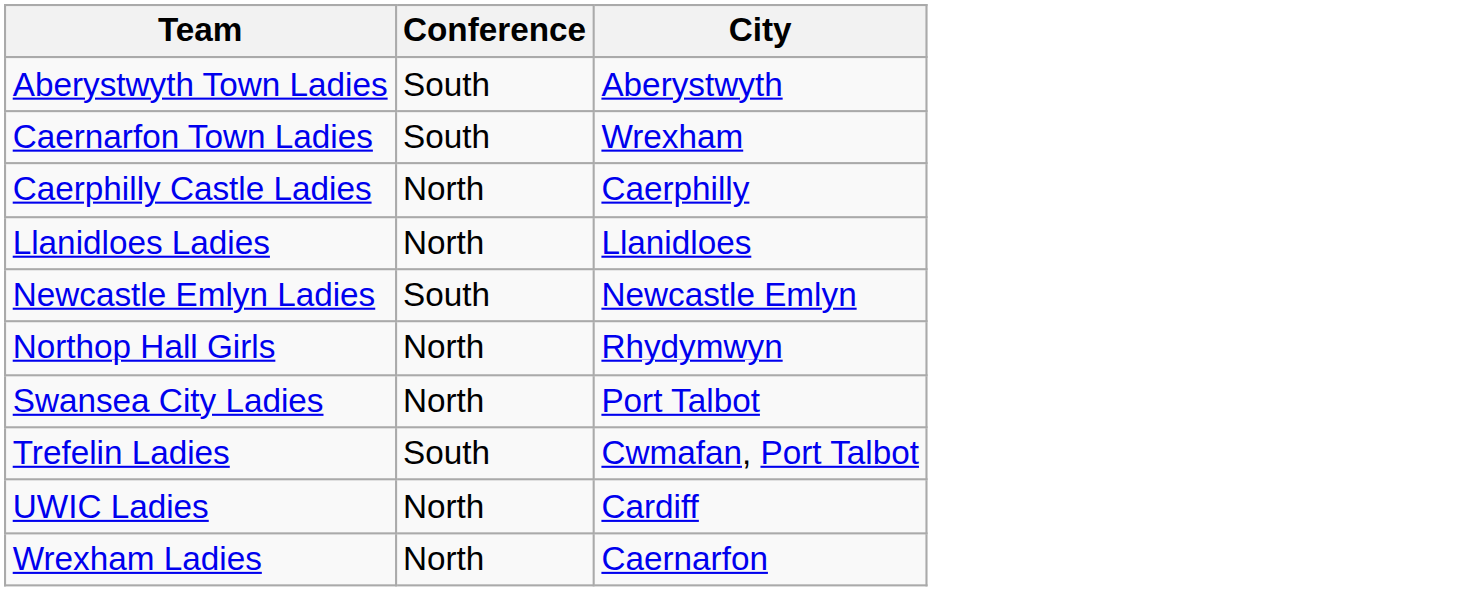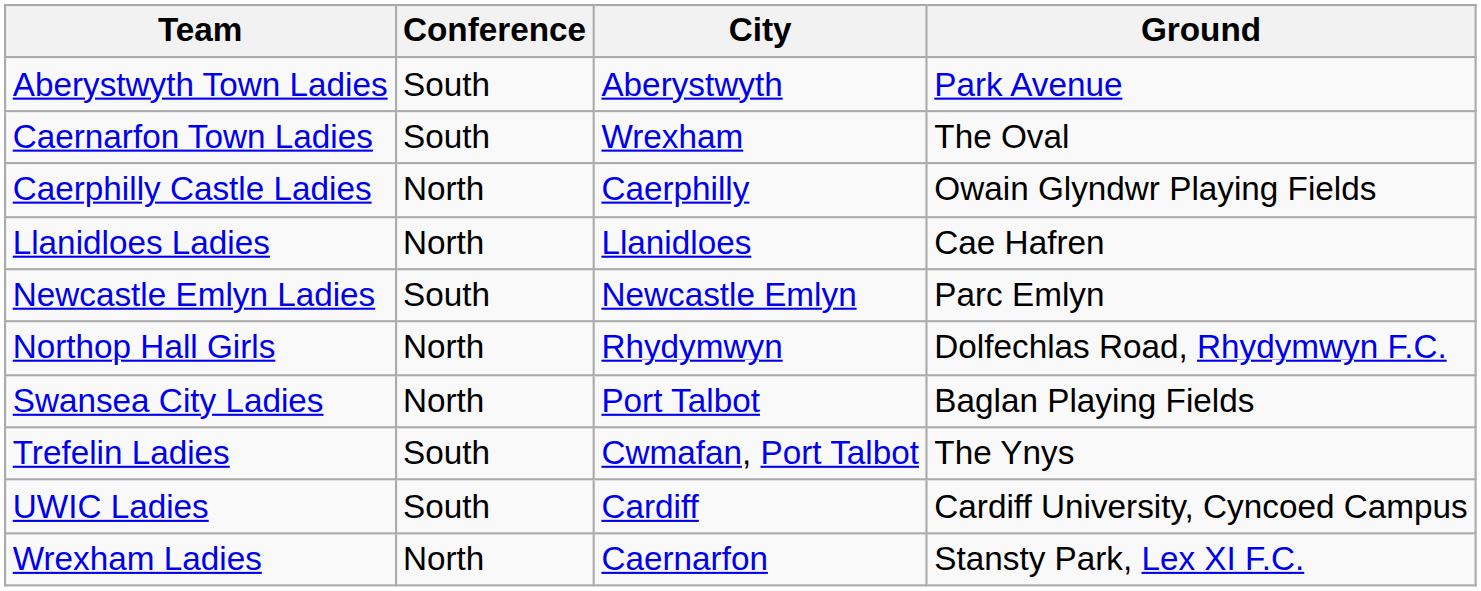+ column: (1201, 30)
(444, 505) North -> (446, 505) South
